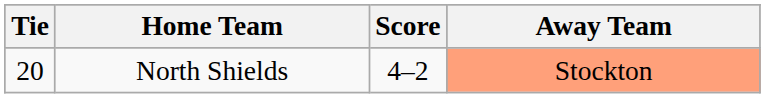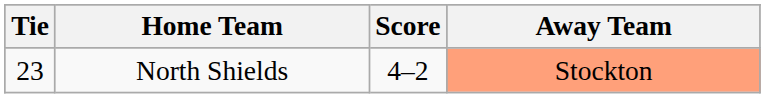(30, 69) 20 -> (30, 69) 23
